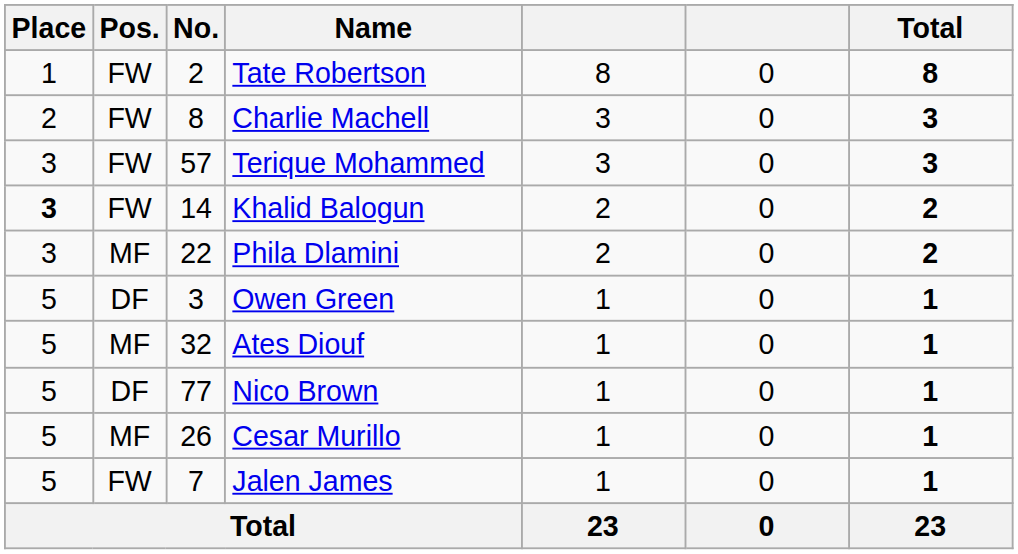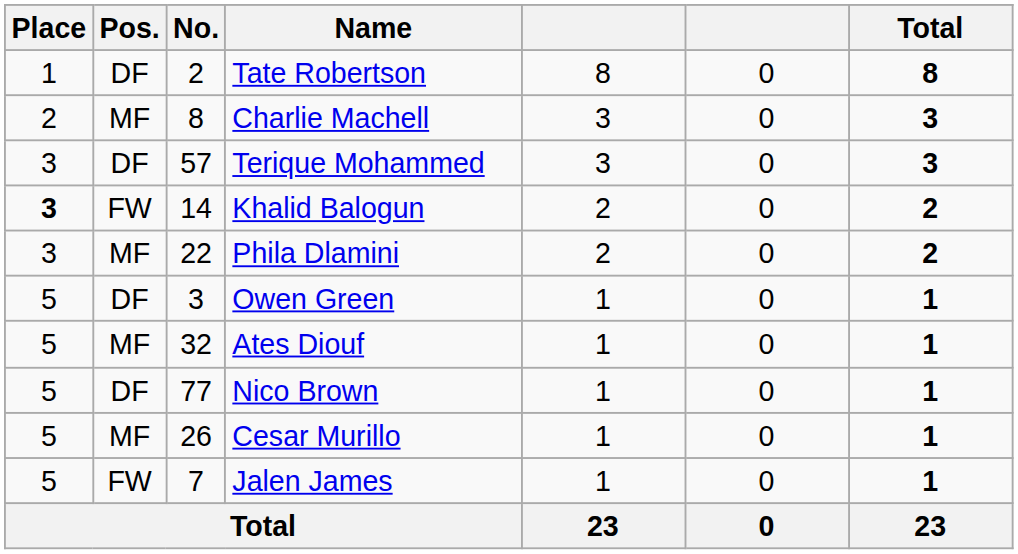(130, 73) FW -> (130, 73) DF
(130, 118) FW -> (130, 118) MF
(130, 163) FW -> (130, 163) DF
